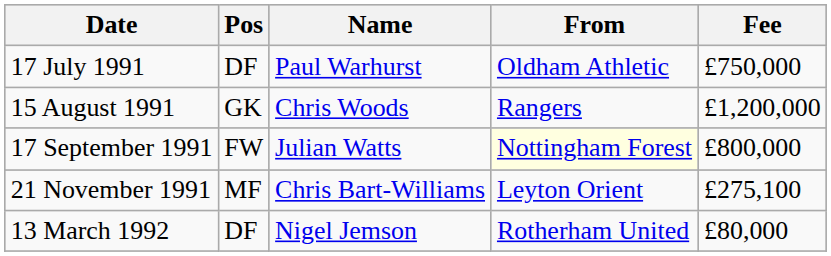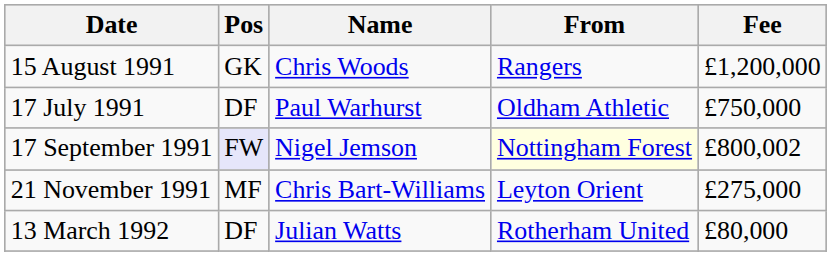rows swapped: (78, 66) <-> (93, 107)
(244, 148) no background -> (244, 148) lavender background
(338, 148) Julian Watts -> (346, 148) Nigel Jemson
(753, 148) £800,000 -> (753, 148) £800,002
(753, 189) £275,100 -> (753, 189) £275,000
(346, 230) Nigel Jemson -> (338, 230) Julian Watts
